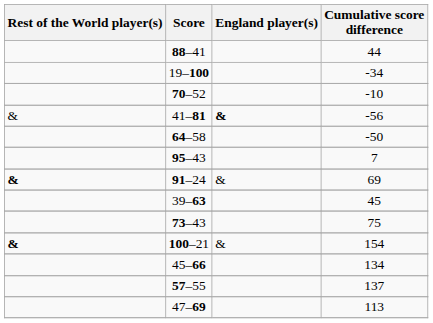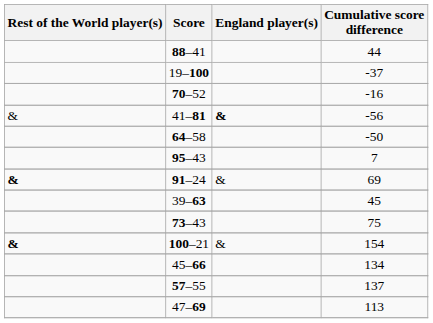(374, 72) -34 -> (374, 72) -37
(374, 94) -10 -> (374, 94) -16
